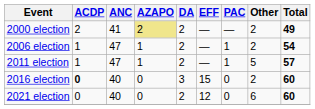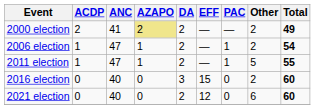(289, 63) 57 -> (289, 63) 55
(77, 79) bold -> (77, 79) normal
